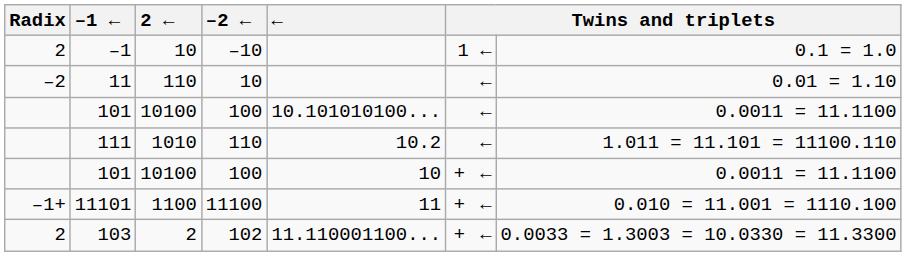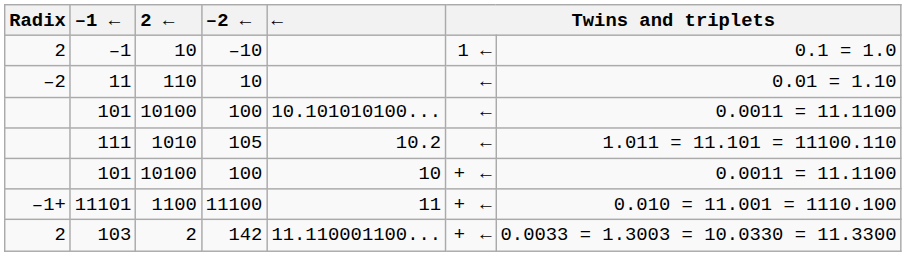(245, 143) 110 -> (245, 143) 105
(245, 235) 102 -> (245, 235) 142
